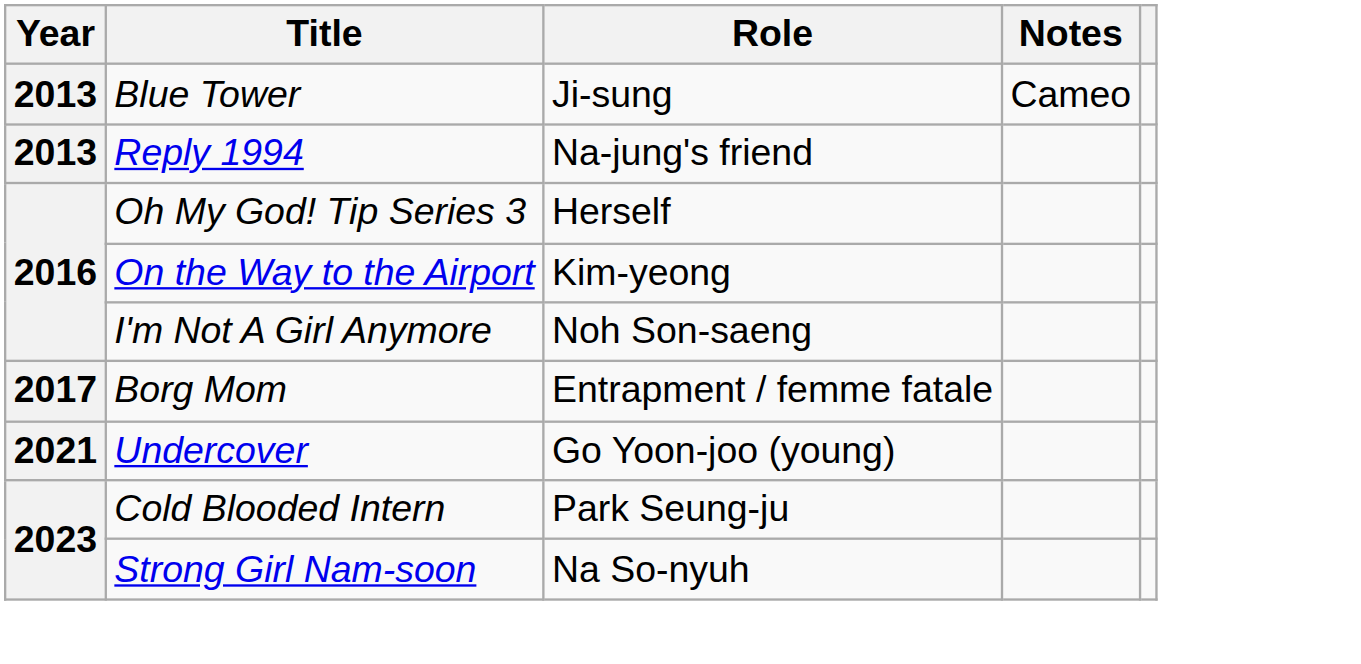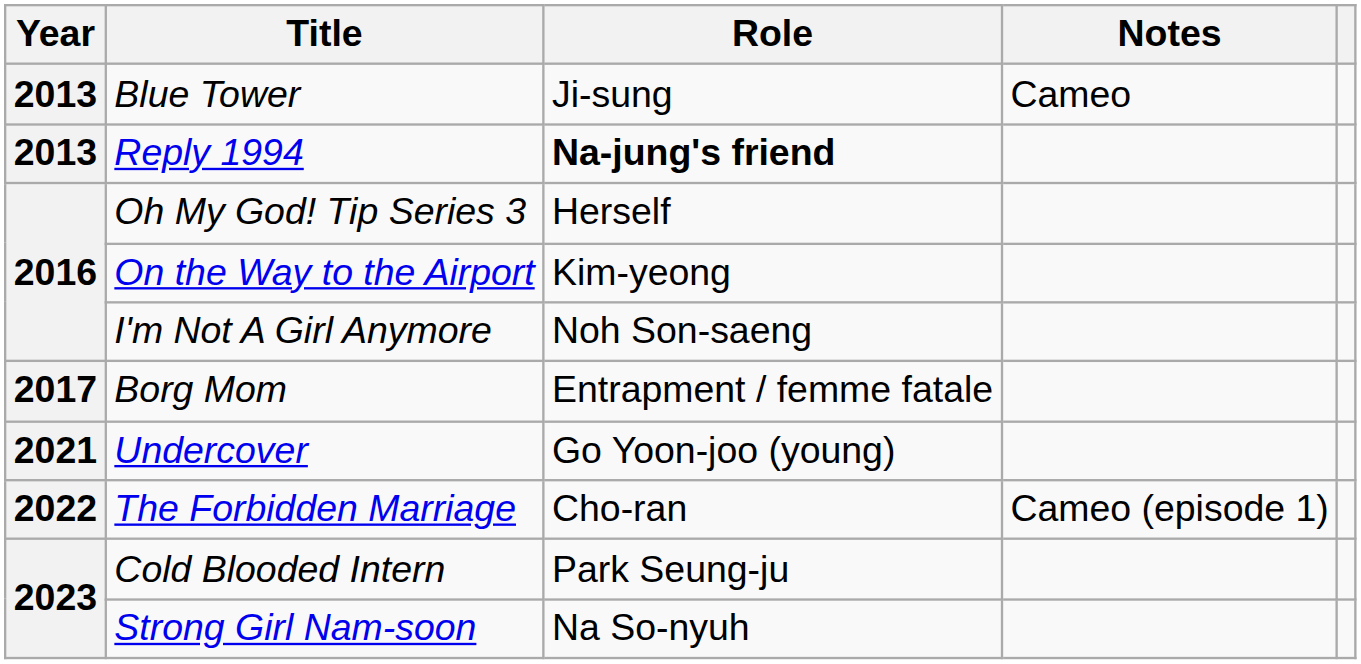(682, 152) normal -> (694, 152) bold
+ row: (315, 509)
